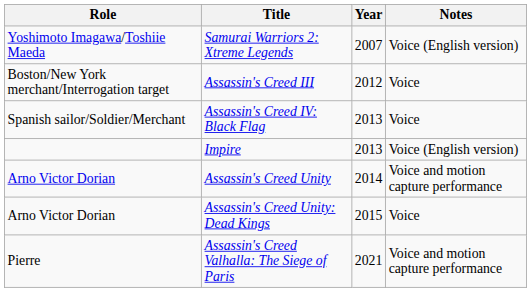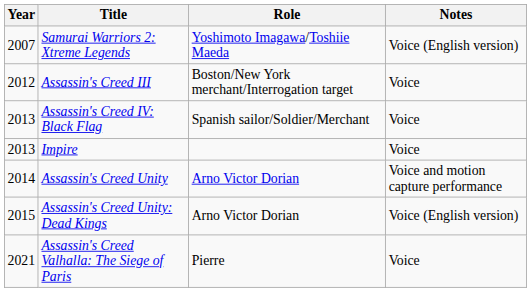columns swapped: (369, 15) <-> (103, 15)
(453, 149) Voice (English version) -> (404, 149) Voice
(404, 216) Voice -> (453, 216) Voice (English version)
(445, 261) Voice and motion capture performance -> (404, 261) Voice
